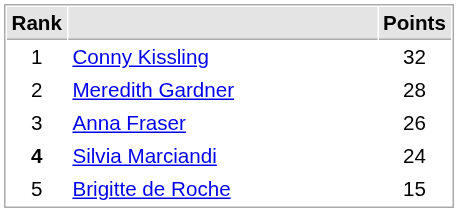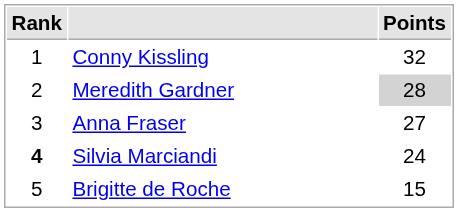(414, 90) no background -> (414, 90) lightgrey background
(414, 123) 26 -> (414, 123) 27
